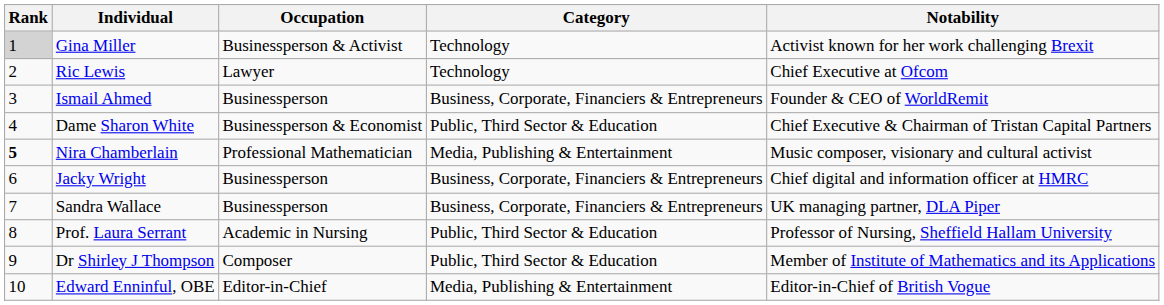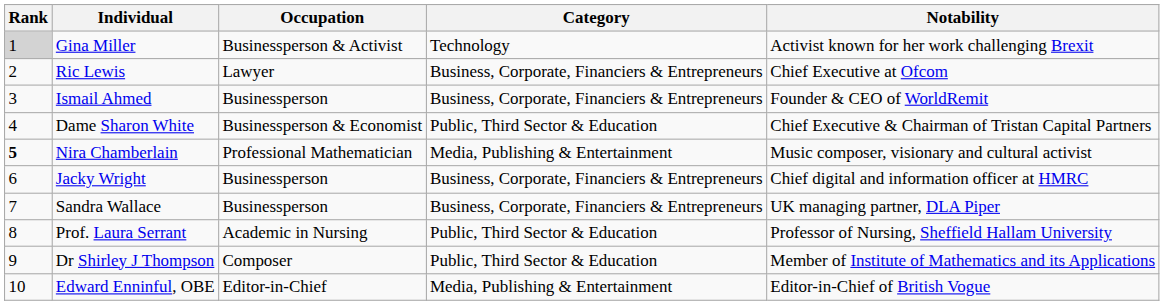(470, 71) Technology -> (596, 71) Business, Corporate, Financiers & Entrepreneurs
